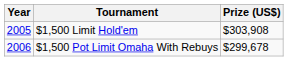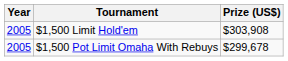(19, 47) 2006 -> (19, 47) 2005
